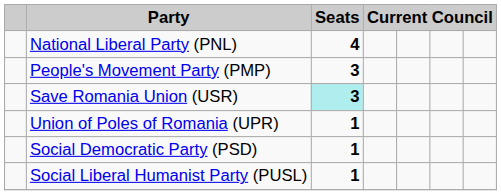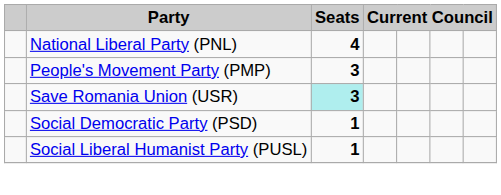- row: (154, 123)
